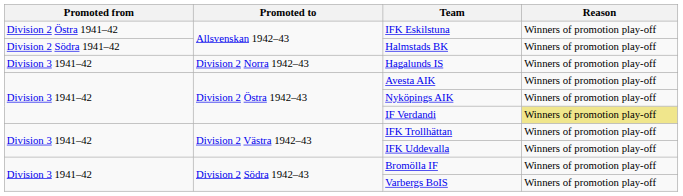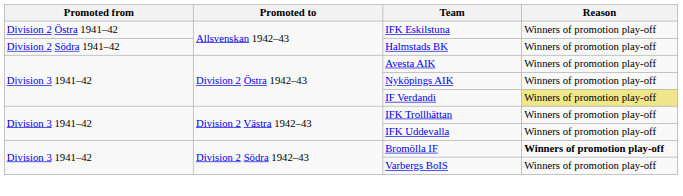- row: (414, 64)
(590, 166) normal -> (594, 149) bold
